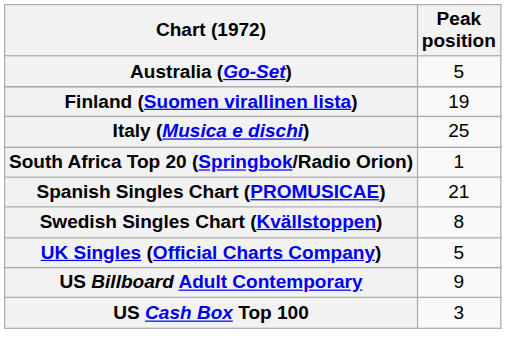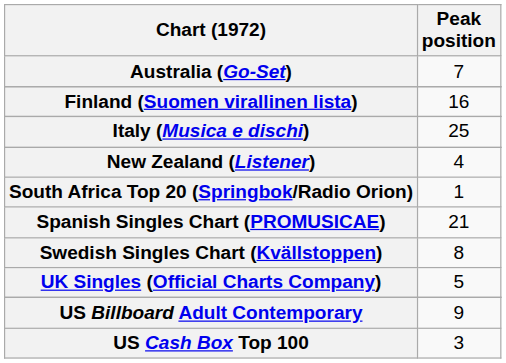(459, 71) 5 -> (459, 71) 7
(459, 101) 19 -> (459, 101) 16
+ row: (211, 161)
